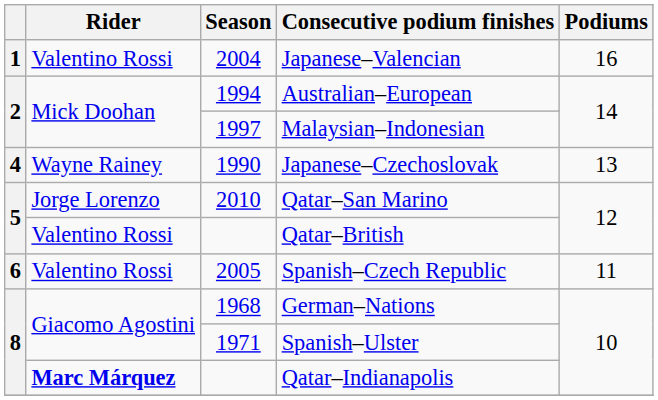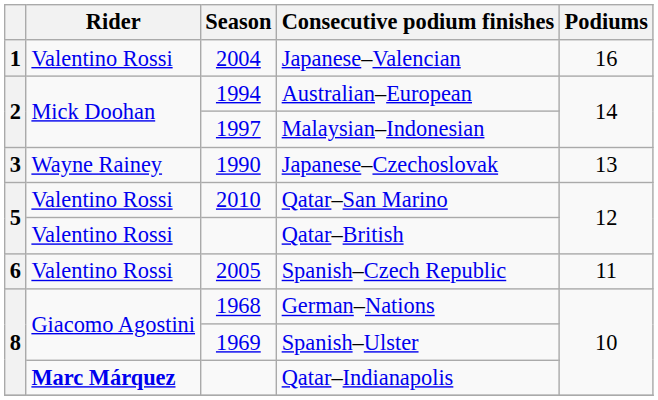(15, 164) 4 -> (15, 164) 3
(96, 199) Jorge Lorenzo -> (102, 199) Valentino Rossi
(238, 341) 1971 -> (238, 341) 1969
